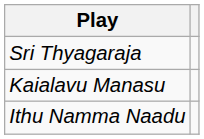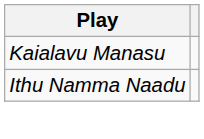- row: (75, 52)
